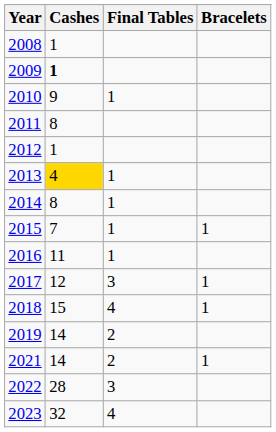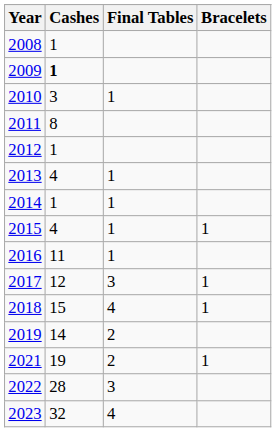(53, 96) 9 -> (53, 96) 3
(53, 176) gold background -> (53, 176) no background
(53, 202) 8 -> (53, 202) 1
(53, 228) 7 -> (53, 228) 4
(58, 360) 14 -> (58, 360) 19
